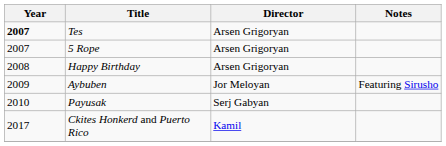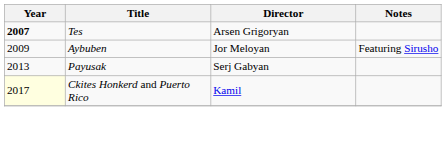- row: (84, 48)
- row: (104, 66)
(18, 102) 2010 -> (18, 66) 2013
(18, 126) no background -> (18, 90) lightyellow background
